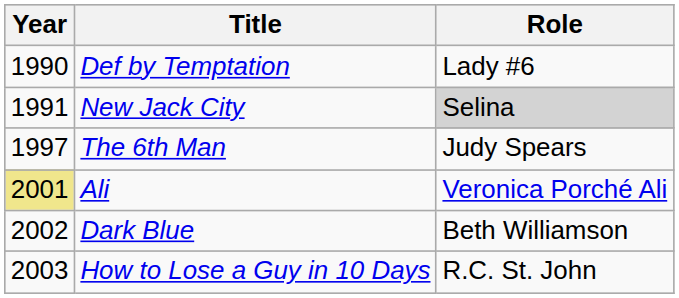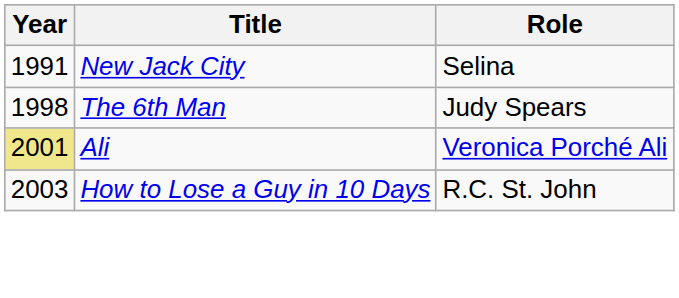- row: (185, 66)
(478, 107) lightgrey background -> (478, 66) no background
(40, 148) 1997 -> (40, 107) 1998
- row: (137, 230)
